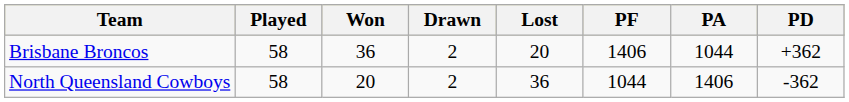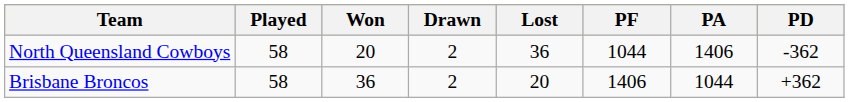rows swapped: (79, 50) <-> (120, 81)
